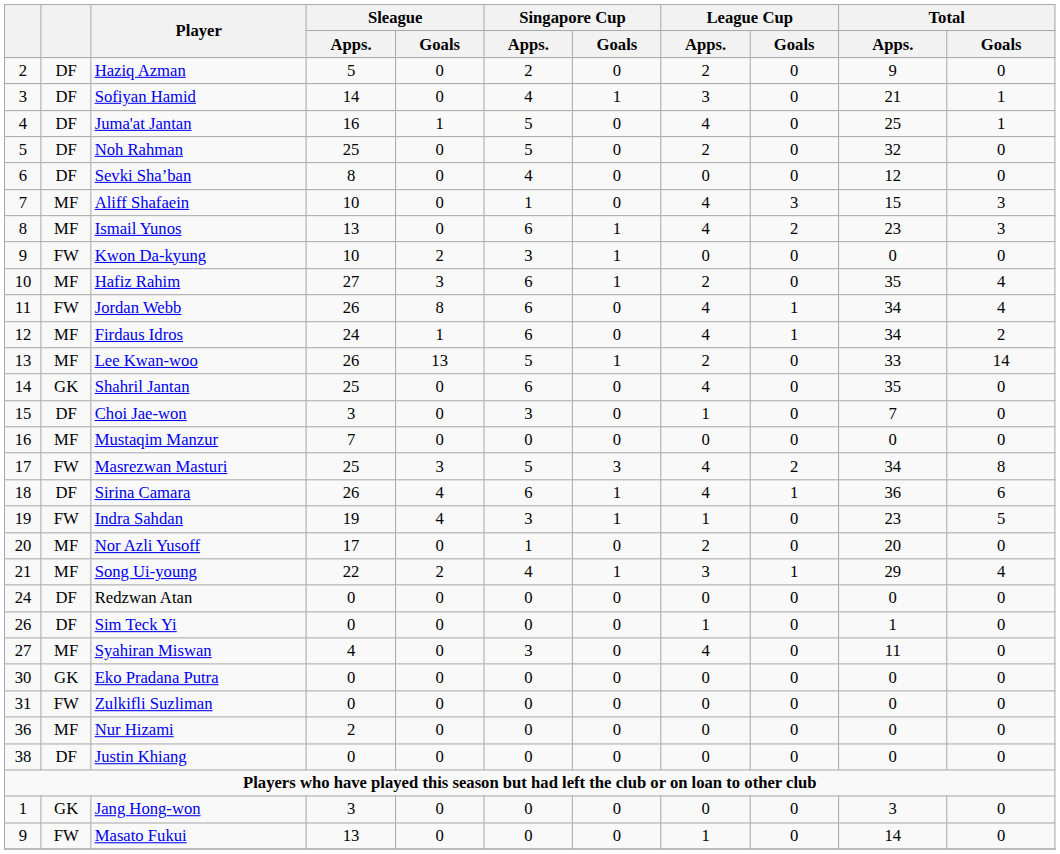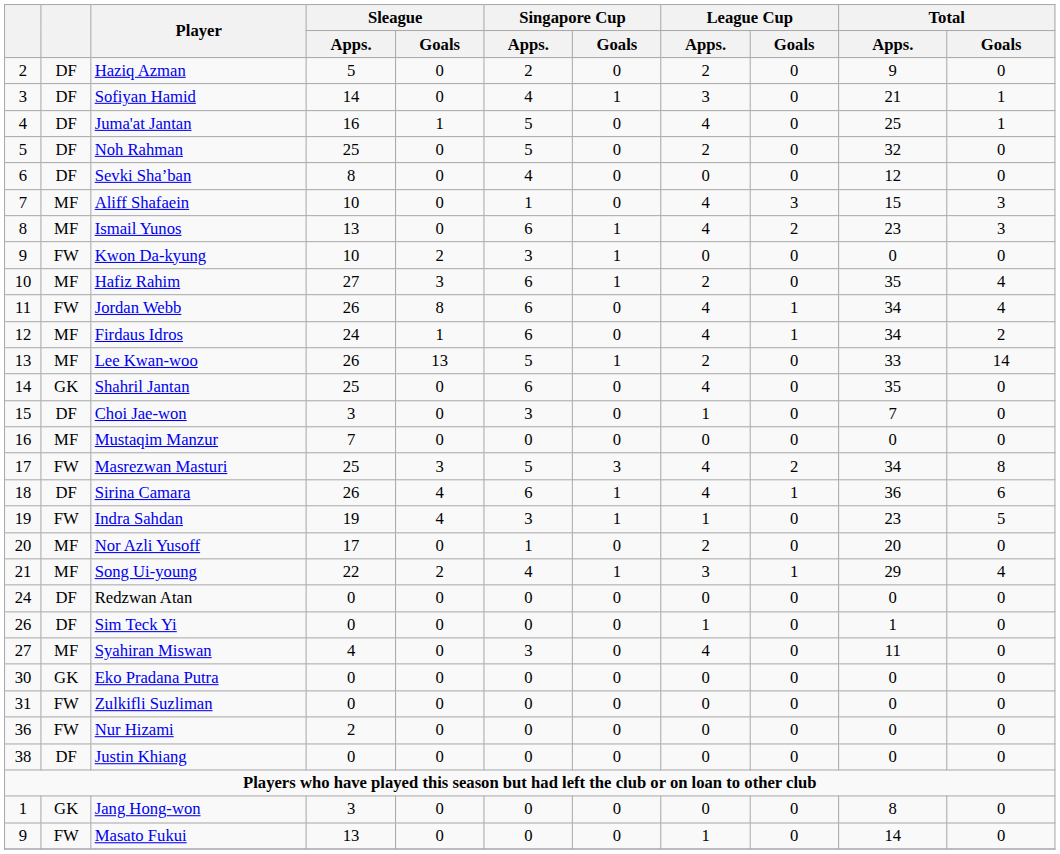(66, 730) MF -> (66, 730) FW
(893, 809) 3 -> (893, 809) 8
